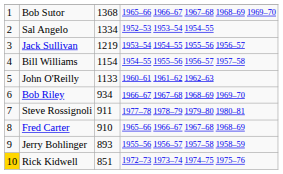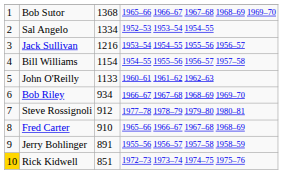(107, 45) 1219 -> (107, 45) 1216
(105, 111) 911 -> (105, 111) 912
(105, 144) 893 -> (105, 144) 891
